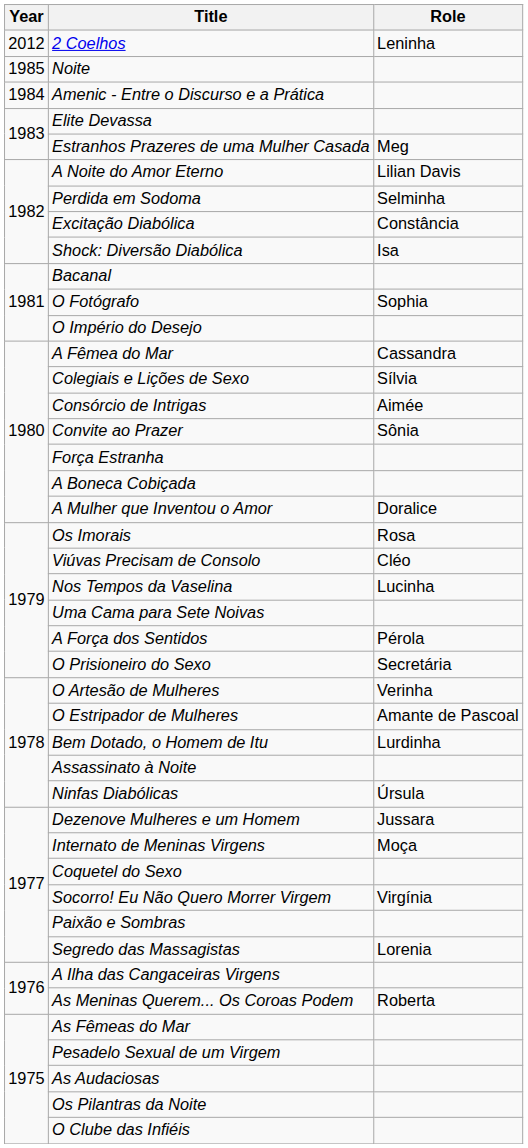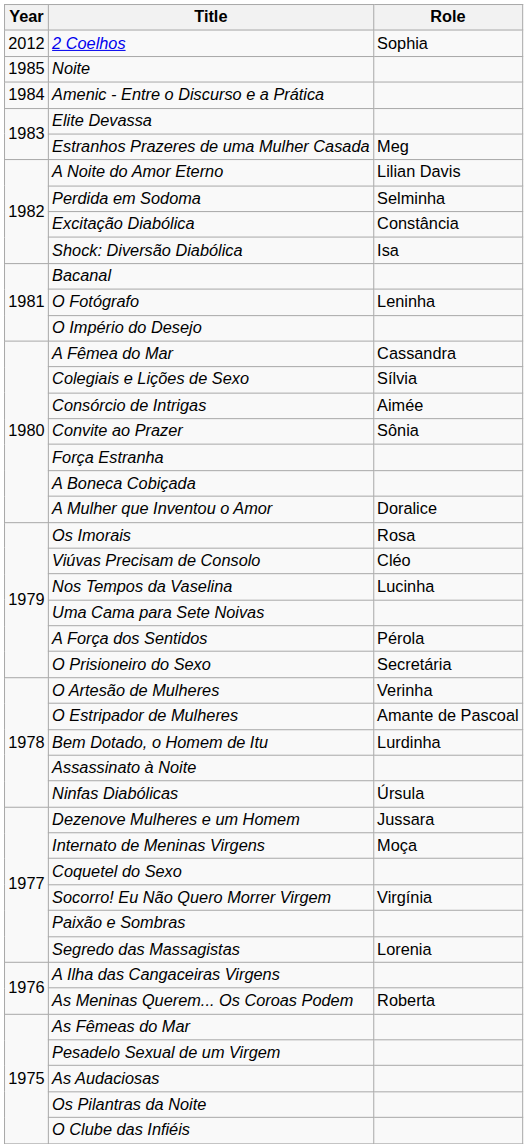(406, 43) Leninha -> (403, 43) Sophia
(403, 302) Sophia -> (406, 302) Leninha
